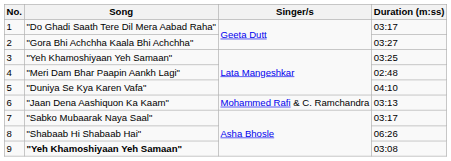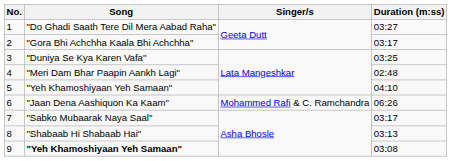(386, 27) 03:17 -> (386, 27) 03:27
(386, 42) 03:27 -> (386, 42) 03:17
(99, 58) "Yeh Khamoshiyaan Yeh Samaan" -> (86, 58) "Duniya Se Kya Karen Vafa"
(86, 88) "Duniya Se Kya Karen Vafa" -> (99, 88) "Yeh Khamoshiyaan Yeh Samaan"
(386, 103) 03:13 -> (386, 103) 06:26
(386, 133) 06:26 -> (386, 133) 03:13
